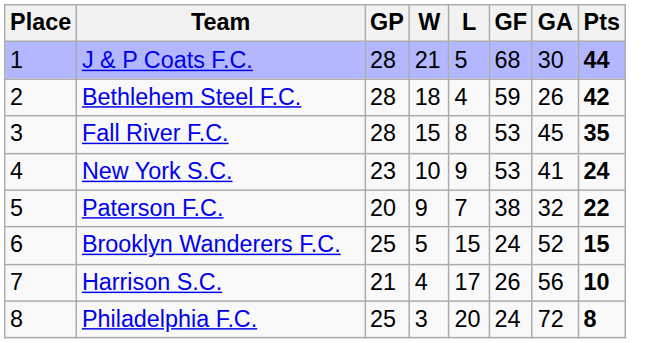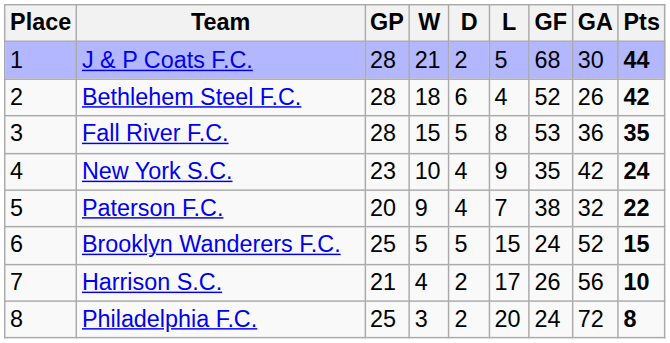+ column: (469, 23)
(508, 97) 59 -> (548, 97) 52
(551, 134) 45 -> (591, 134) 36
(508, 171) 53 -> (548, 171) 35
(551, 171) 41 -> (591, 171) 42
